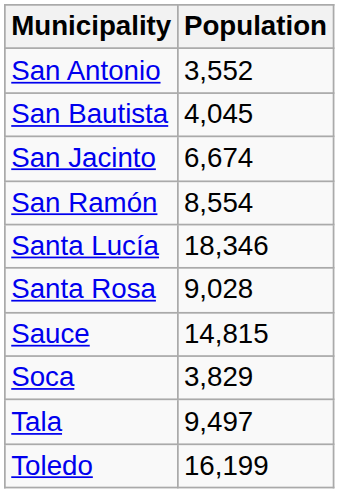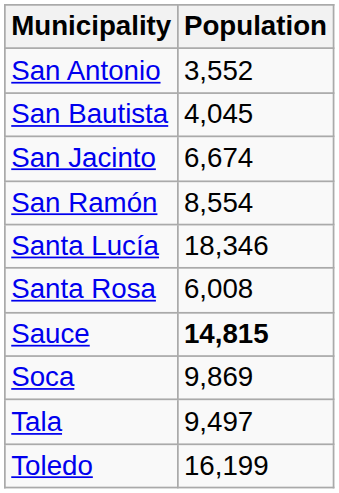(219, 289) 9,028 -> (219, 289) 6,008
(226, 333) normal -> (226, 333) bold
(219, 377) 3,829 -> (219, 377) 9,869
